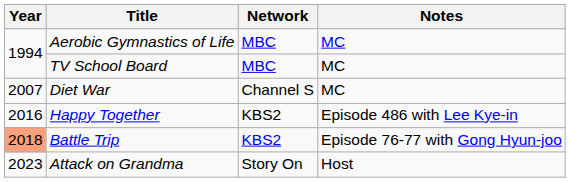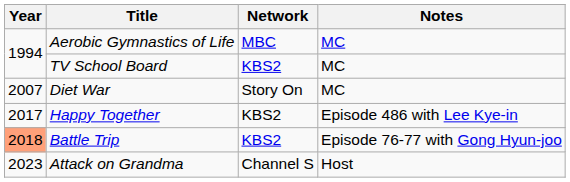(259, 66) MBC -> (261, 66) KBS2
(278, 90) Channel S -> (272, 90) Story On
(25, 115) 2016 -> (25, 115) 2017
(272, 164) Story On -> (278, 164) Channel S
